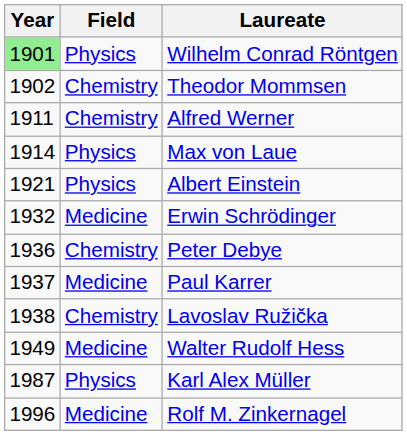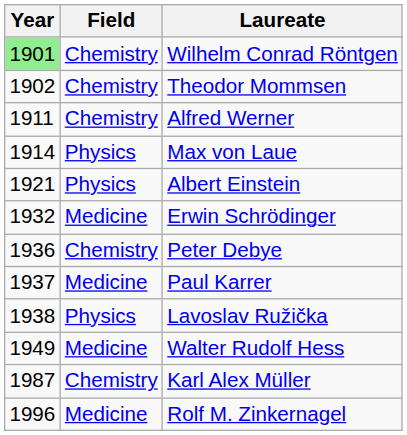(100, 53) Physics -> (111, 53) Chemistry
(111, 315) Chemistry -> (100, 315) Physics
(100, 380) Physics -> (111, 380) Chemistry
